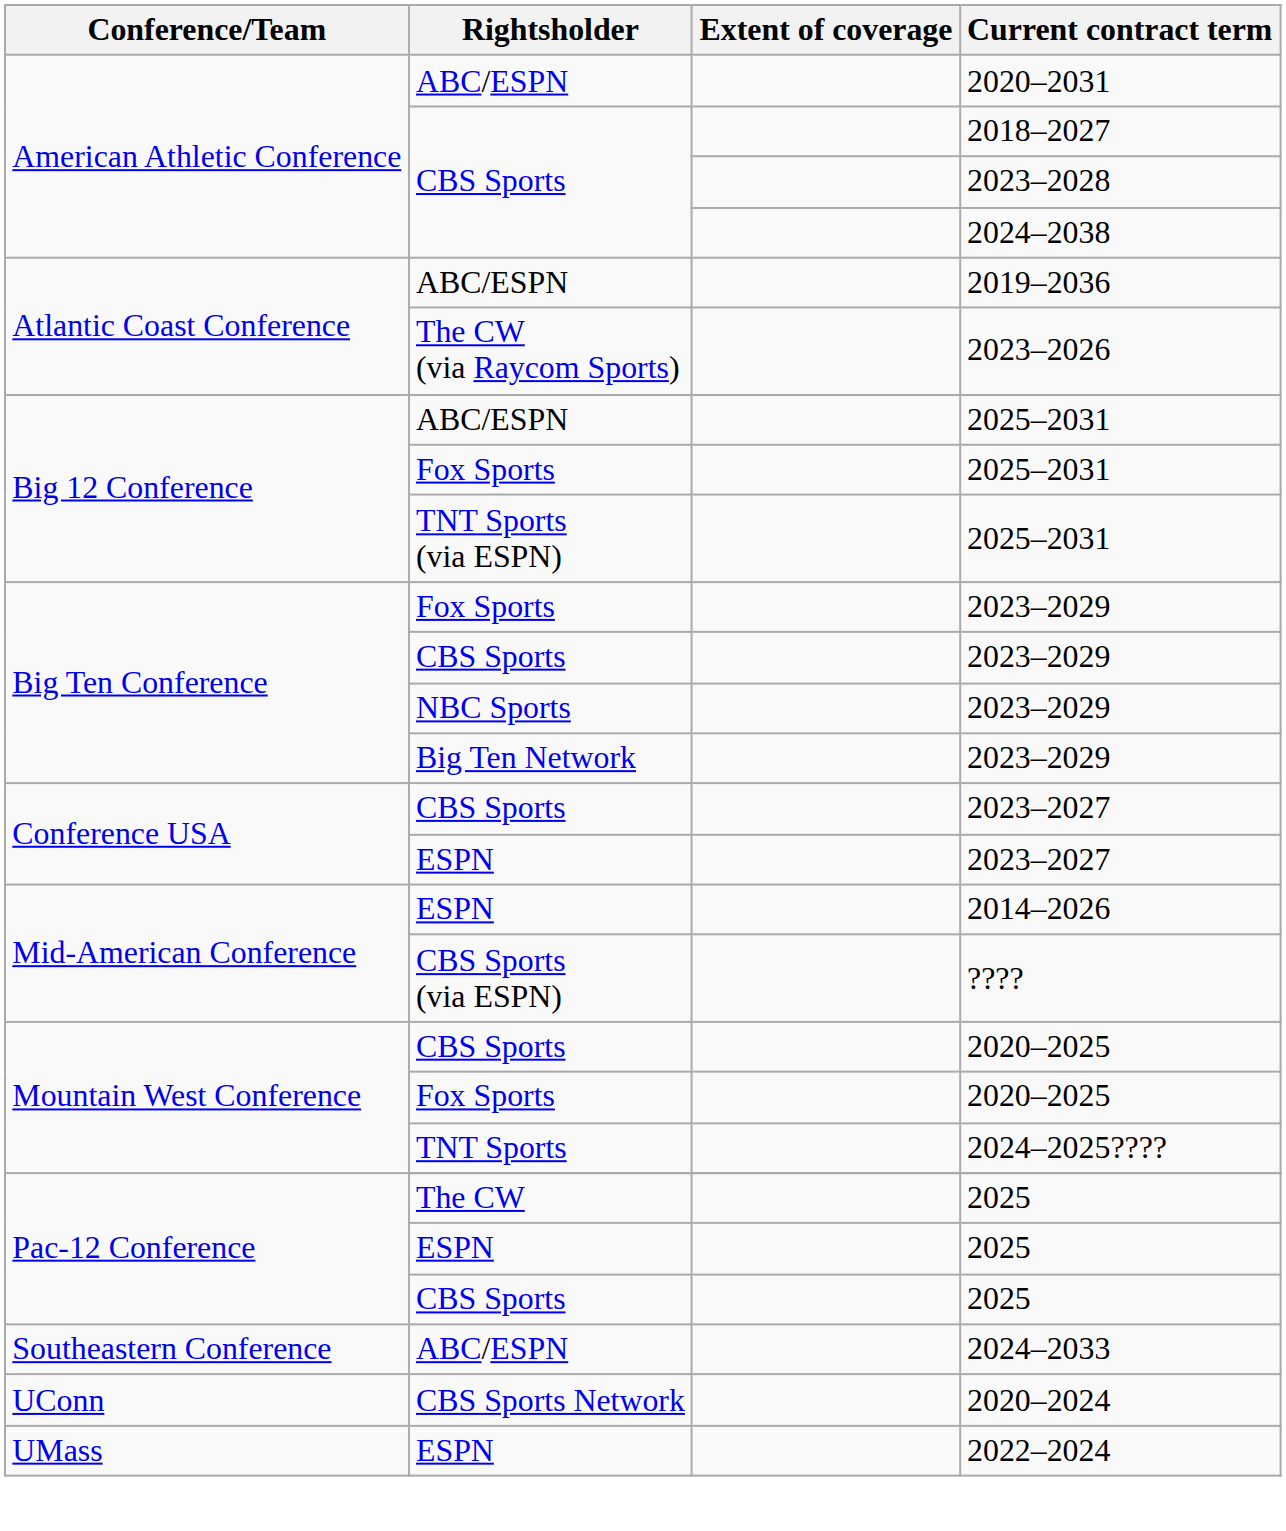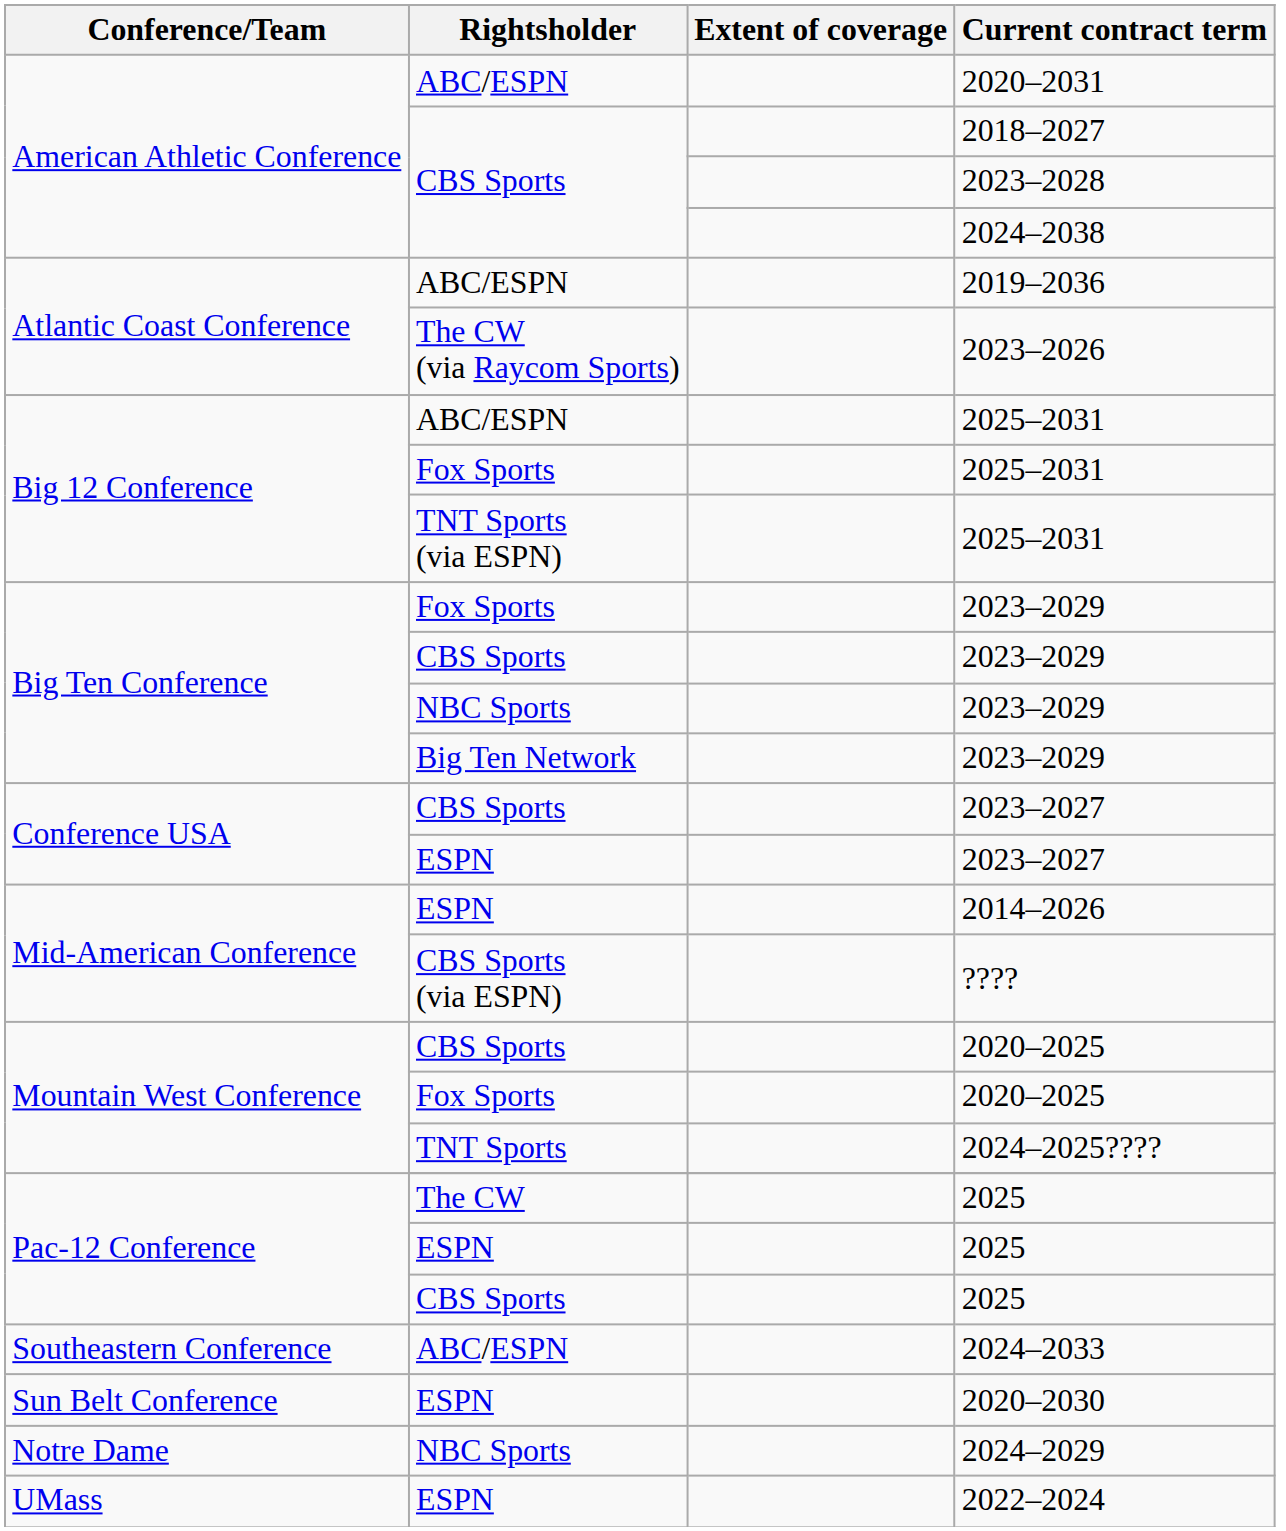+ row: (455, 1399)
+ row: (493, 1450)
- row: (550, 1399)
